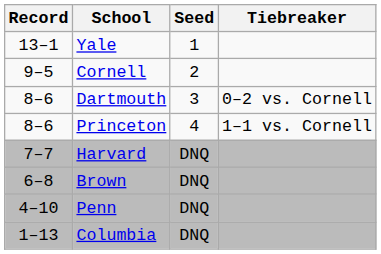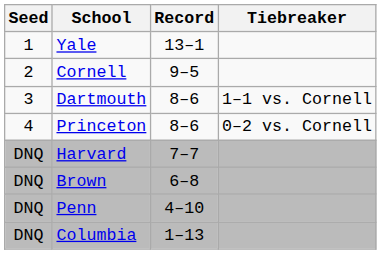columns swapped: (194, 18) <-> (39, 18)
(297, 100) 0–2 vs. Cornell -> (297, 100) 1–1 vs. Cornell
(297, 127) 1–1 vs. Cornell -> (297, 127) 0–2 vs. Cornell
